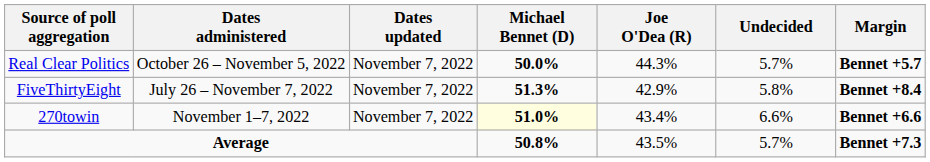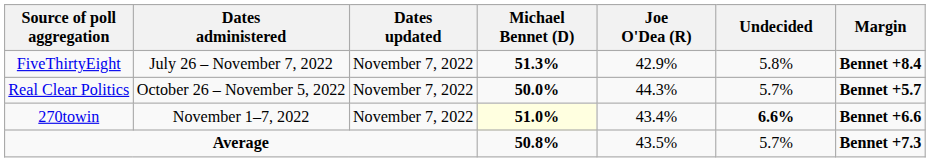rows swapped: (69, 63) <-> (69, 90)
(776, 117) normal -> (776, 117) bold
